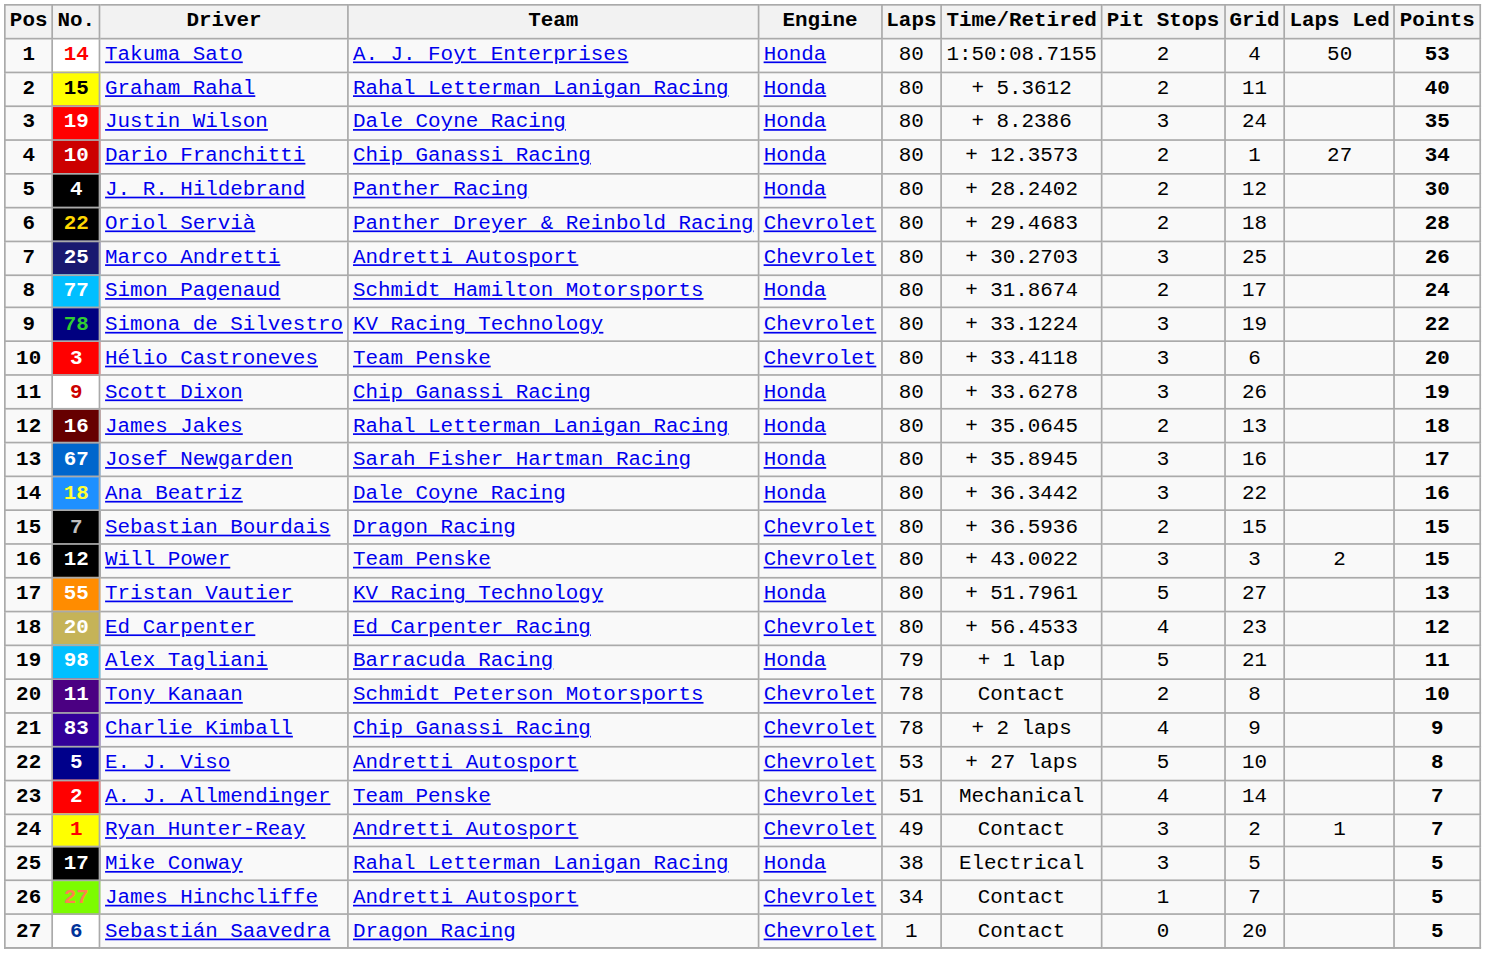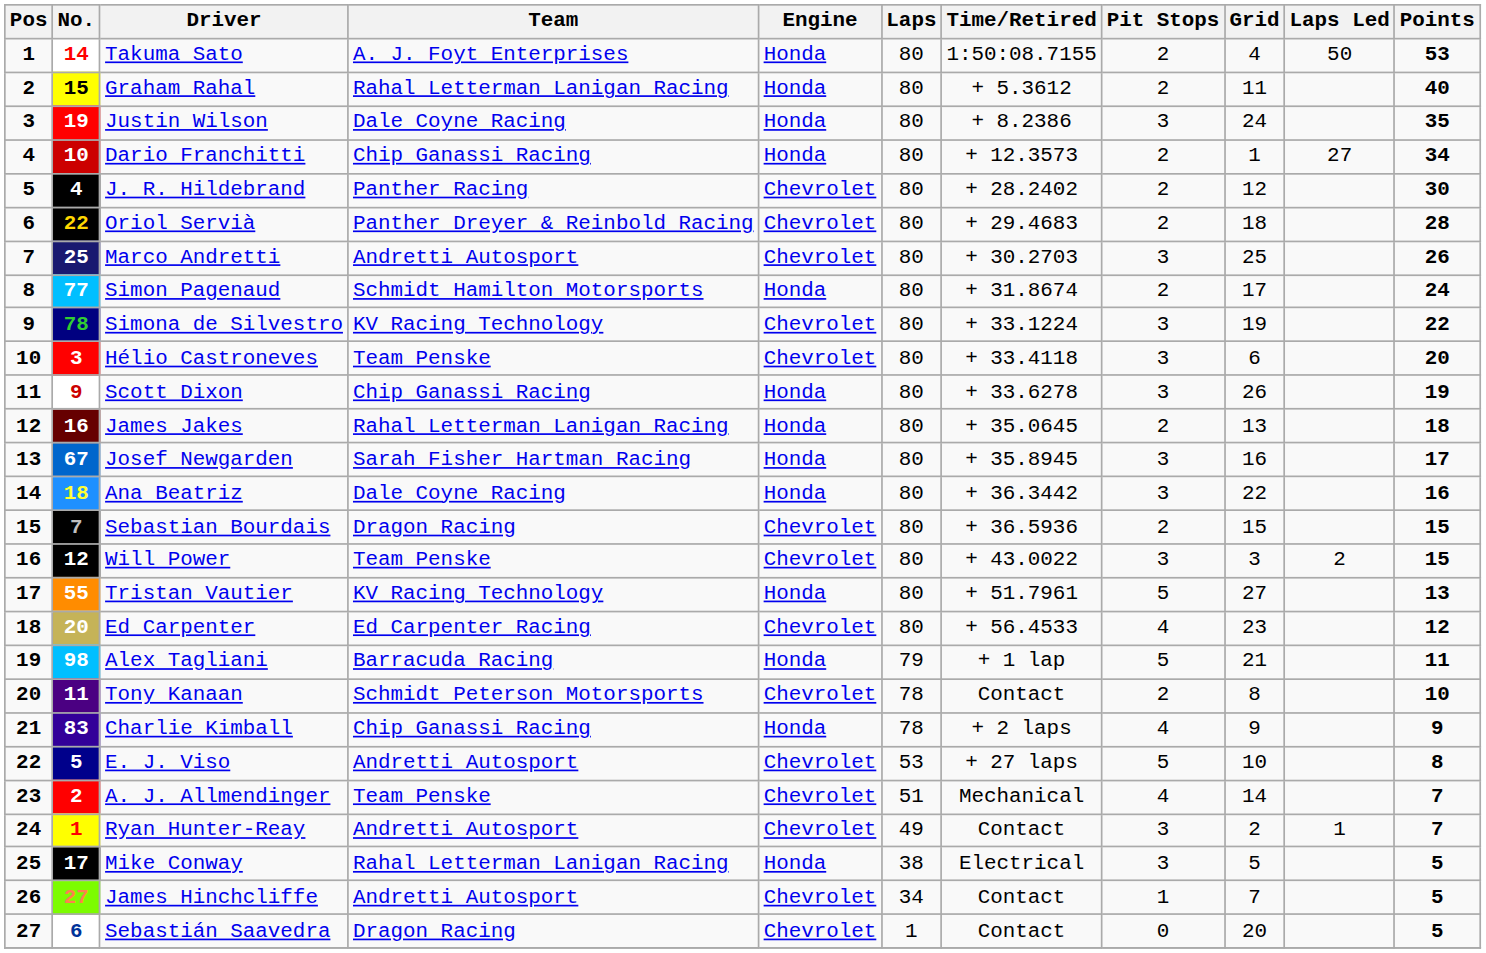(795, 191) Honda -> (820, 191) Chevrolet
(820, 730) Chevrolet -> (795, 730) Honda
